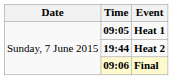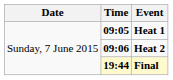(116, 48) 19:44 -> (116, 48) 09:06
(116, 65) 09:06 -> (116, 65) 19:44
